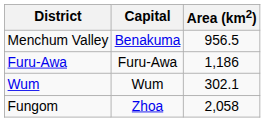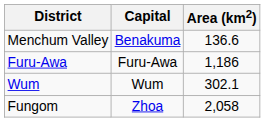(222, 40) 956.5 -> (222, 40) 136.6
